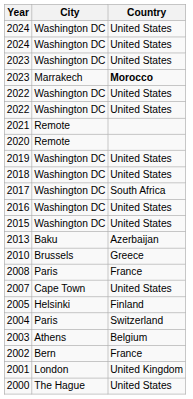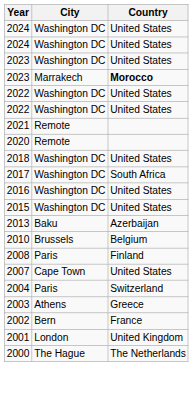- row: (18, 158)
(127, 256) Greece -> (129, 239) Belgium
(126, 272) France -> (127, 256) Finland
- row: (18, 304)
(129, 337) Belgium -> (127, 304) Greece
(141, 386) United States -> (148, 353) The Netherlands
